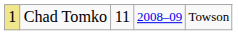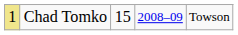(122, 17) 11 -> (123, 17) 15
